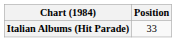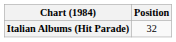(152, 28) 33 -> (152, 28) 32
